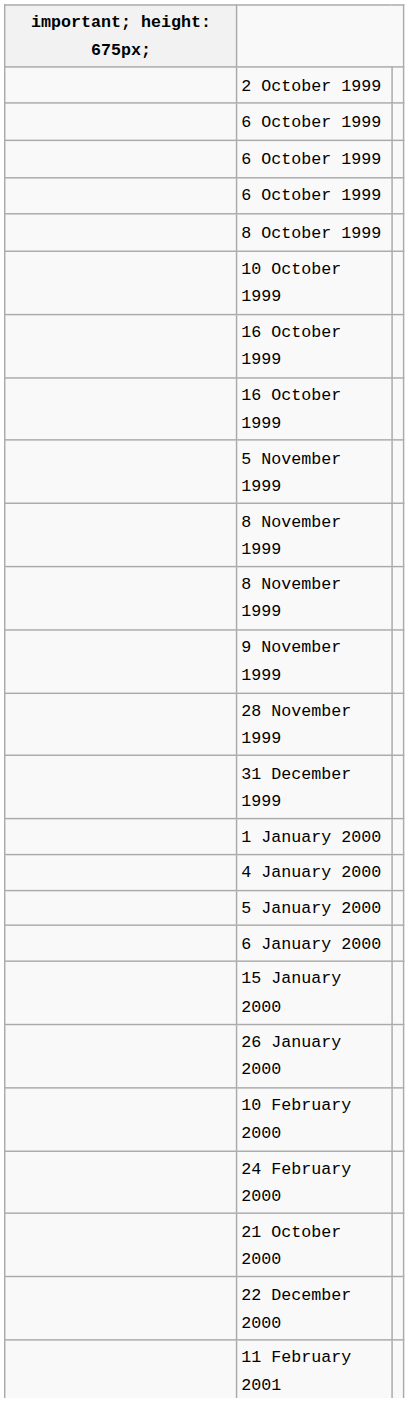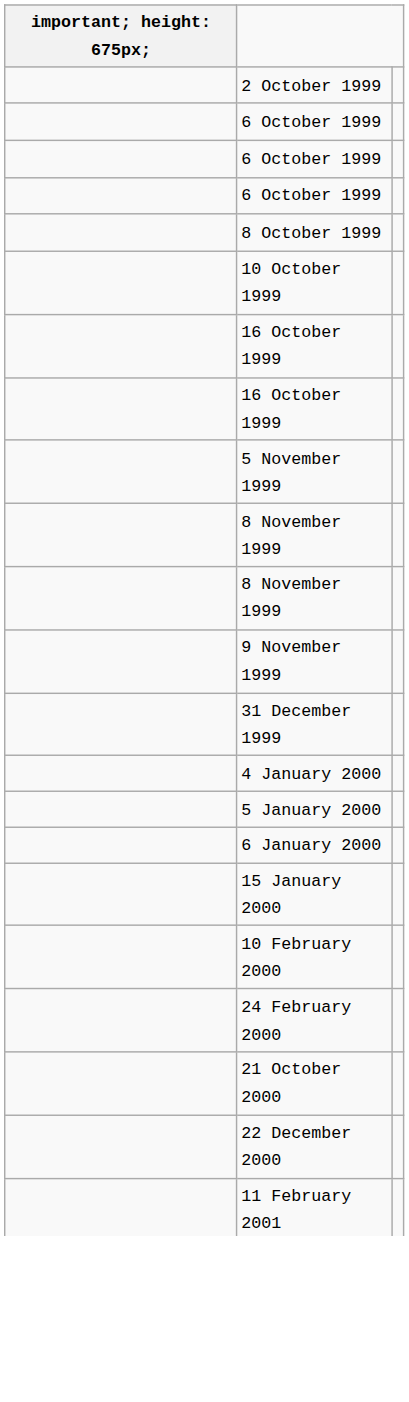- row: (121, 724)
- row: (121, 837)
- row: (121, 1056)
